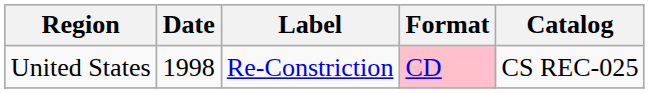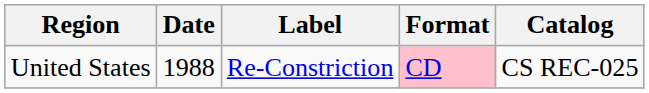(189, 66) 1998 -> (189, 66) 1988
